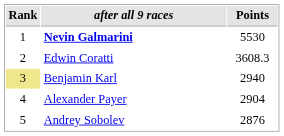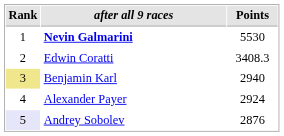(252, 58) 3608.3 -> (252, 58) 3408.3
(252, 99) 2904 -> (252, 99) 2924
(23, 120) no background -> (23, 120) lavender background
